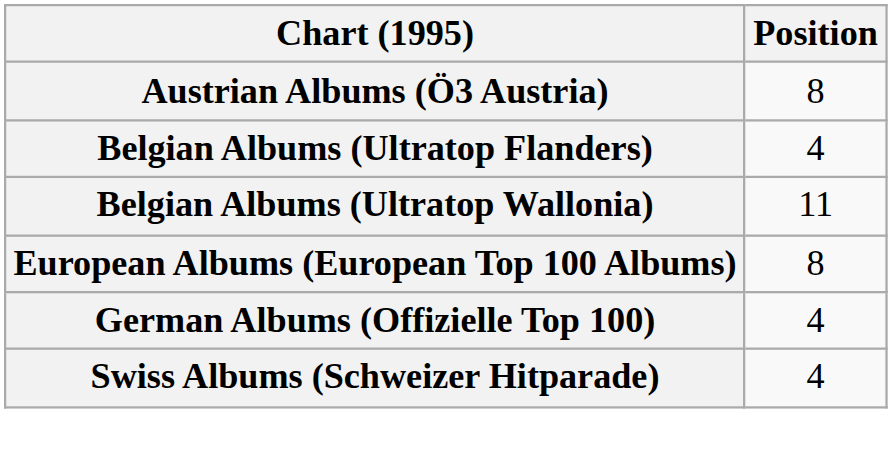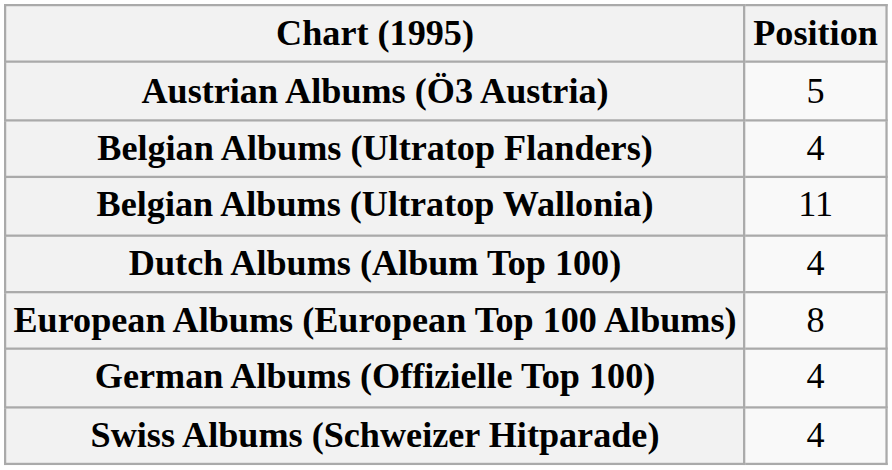(816, 90) 8 -> (816, 90) 5
+ row: (375, 262)
